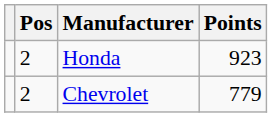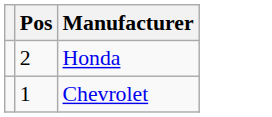- column: (233, 22)
(25, 94) 2 -> (25, 94) 1
